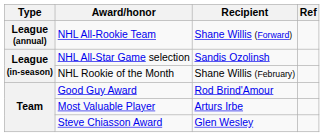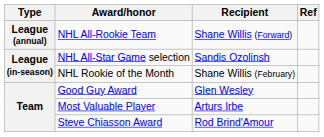(234, 90) Rod Brind'Amour -> (224, 90) Glen Wesley
(224, 123) Glen Wesley -> (234, 123) Rod Brind'Amour
